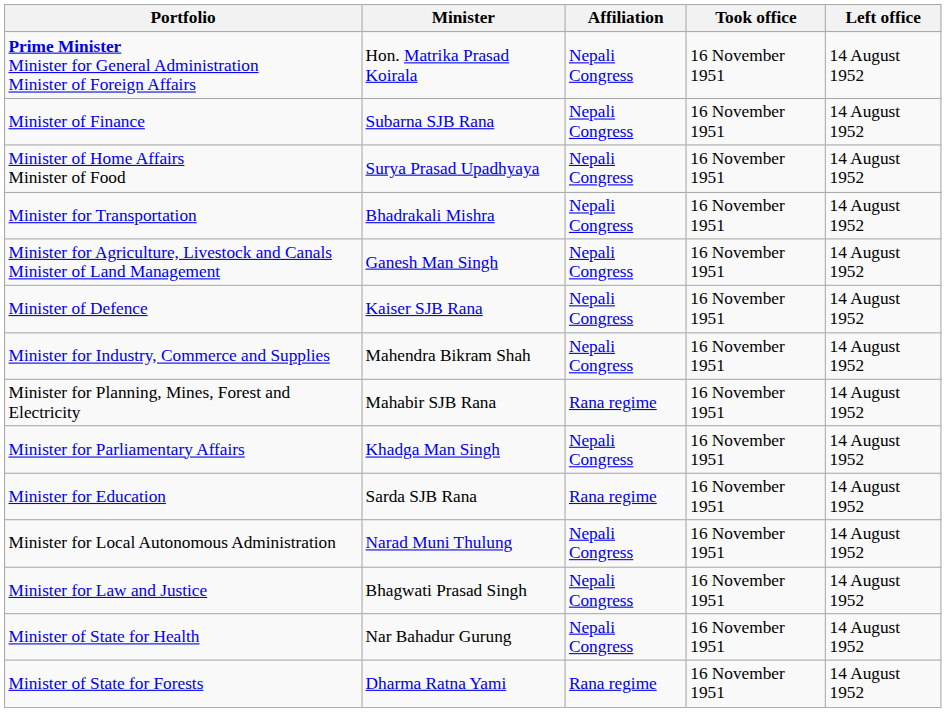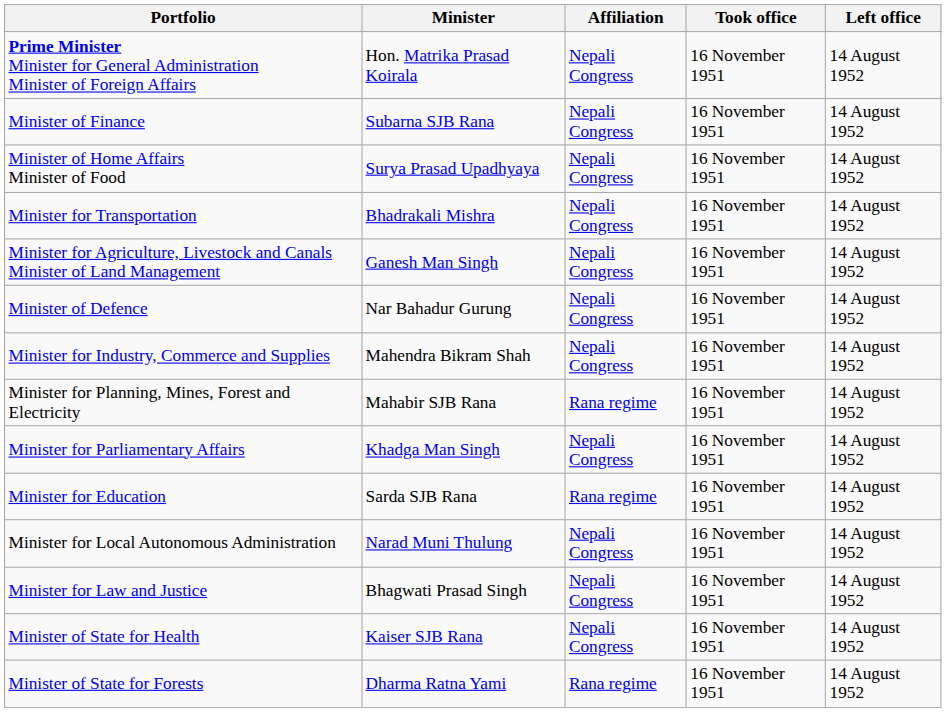(424, 308) Kaiser SJB Rana -> (439, 308) Nar Bahadur Gurung
(439, 636) Nar Bahadur Gurung -> (424, 636) Kaiser SJB Rana
